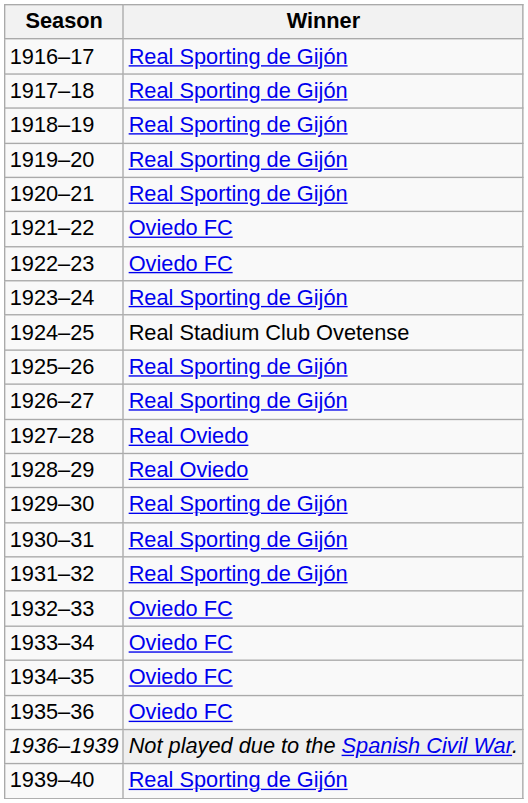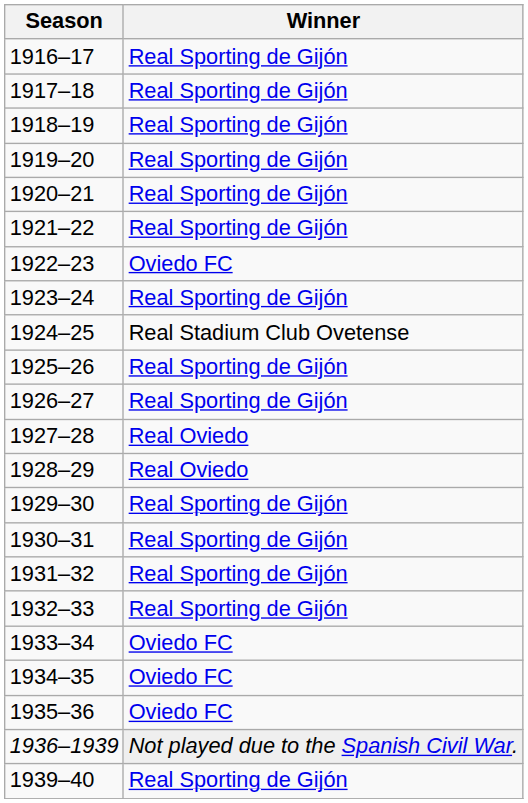(181, 228) Oviedo FC -> (238, 228) Real Sporting de Gijón
(181, 608) Oviedo FC -> (238, 608) Real Sporting de Gijón
